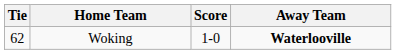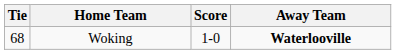(17, 37) 62 -> (17, 37) 68
